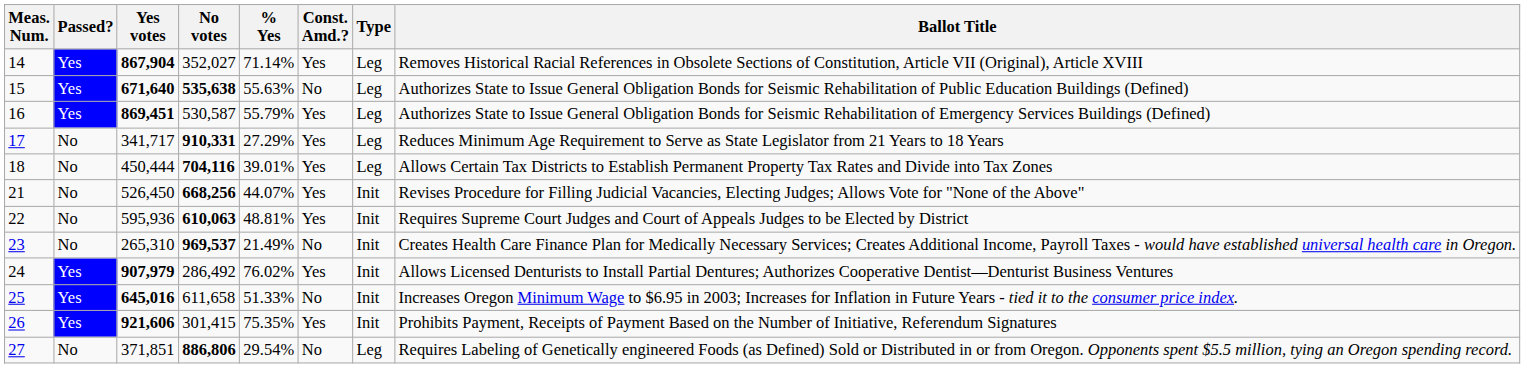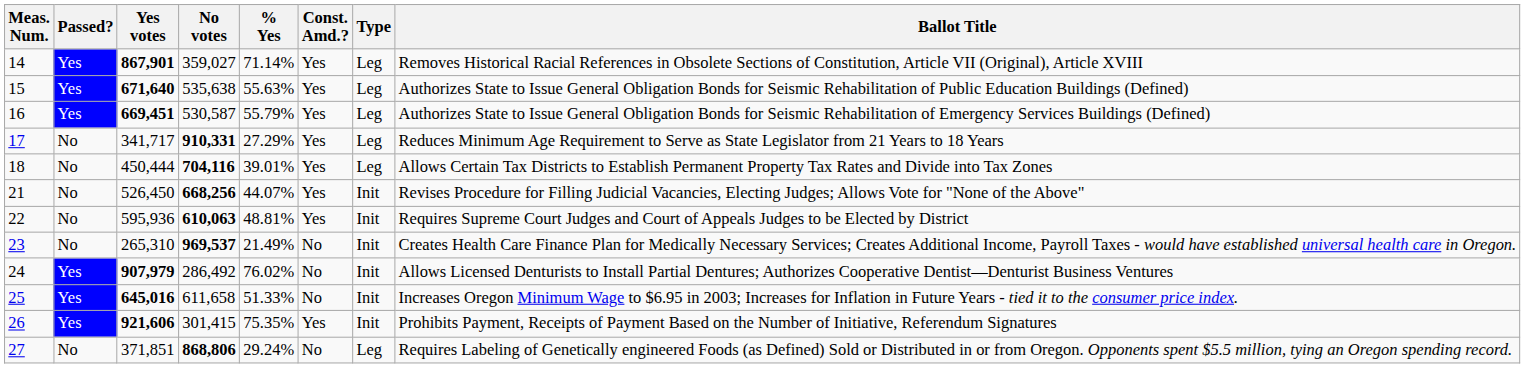(148, 62) 867,904 -> (148, 62) 867,901
(209, 62) 352,027 -> (209, 62) 359,027
(209, 88) bold -> (209, 88) normal
(312, 88) No -> (314, 88) Yes
(148, 114) 869,451 -> (148, 114) 669,451
(314, 271) Yes -> (312, 271) No
(209, 349) 886,806 -> (209, 349) 868,806
(269, 349) 29.54% -> (269, 349) 29.24%
